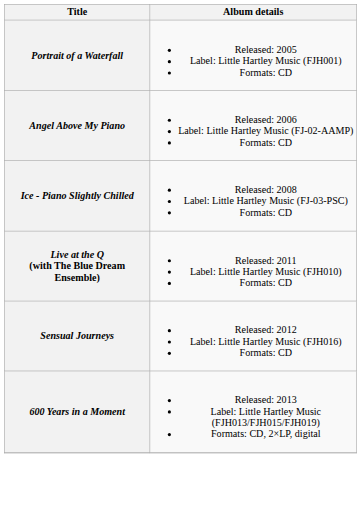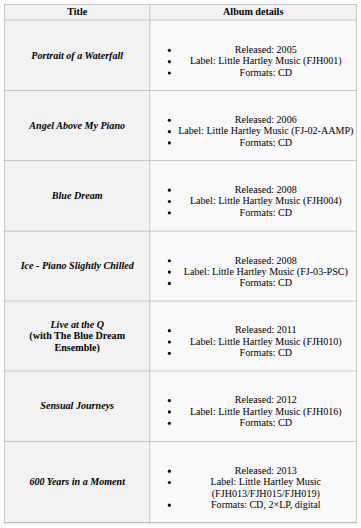+ row: (77, 195)
